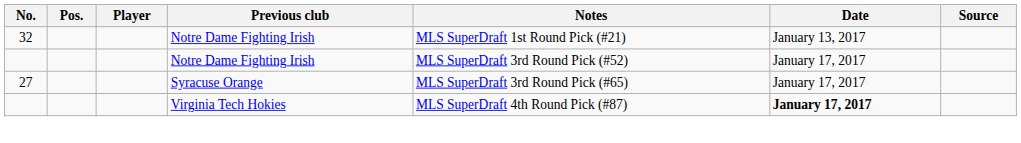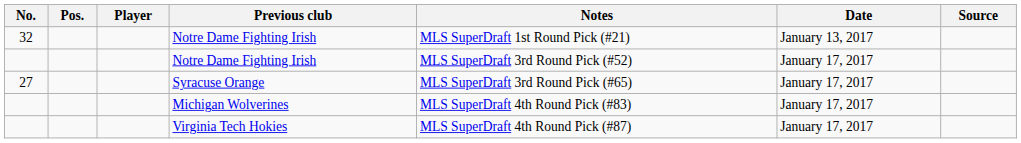+ row: (26, 105)
(822, 105) bold -> (827, 127) normal
